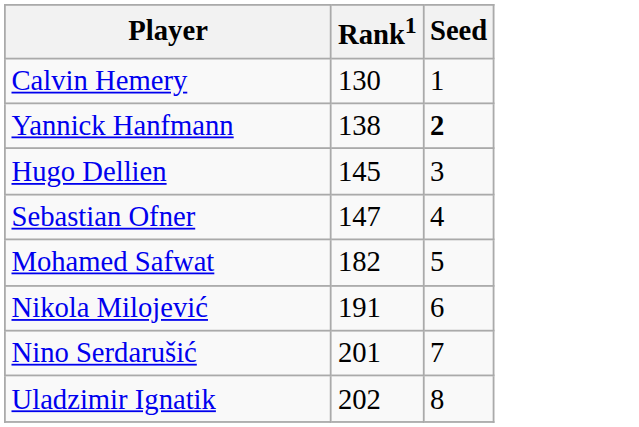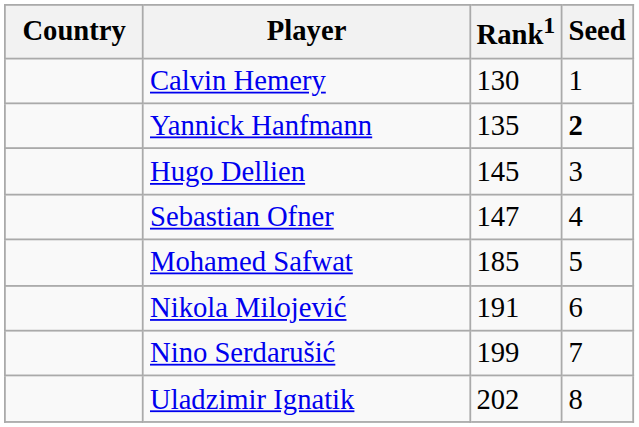+ column: (74, 31)
(359, 125) 138 -> (498, 125) 135
(359, 262) 182 -> (498, 262) 185
(359, 352) 201 -> (498, 352) 199
